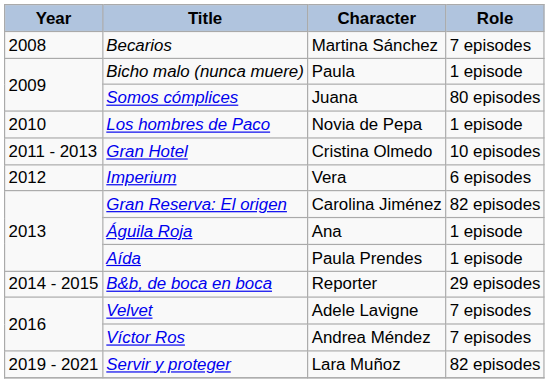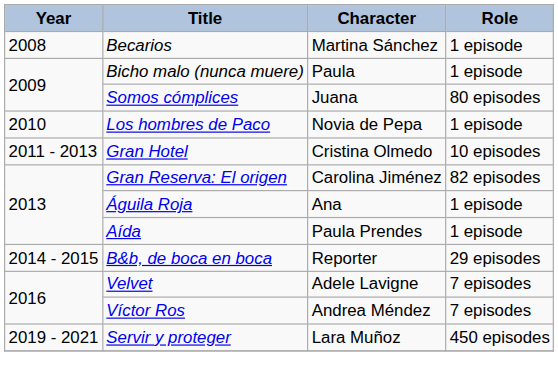(490, 45) 7 episodes -> (486, 45) 1 episode
- row: (141, 178)
(495, 364) 82 episodes -> (500, 338) 450 episodes
